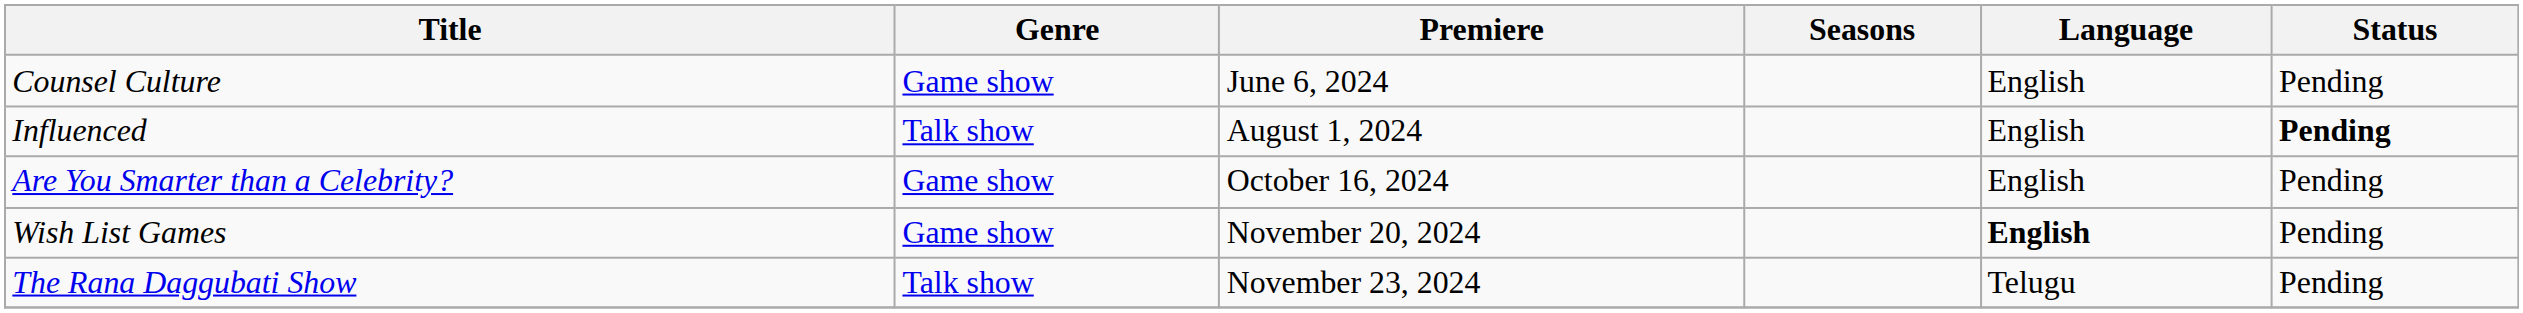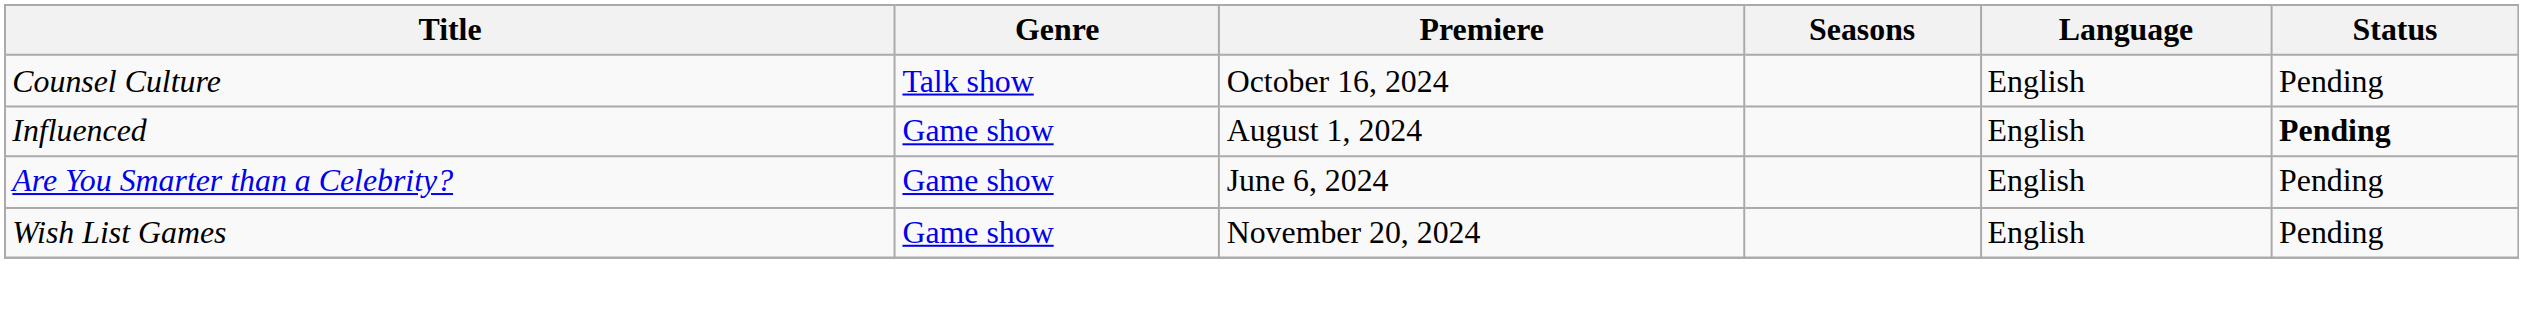(978, 80) Game show -> (968, 80) Talk show
(1308, 80) June 6, 2024 -> (1338, 80) October 16, 2024
(968, 130) Talk show -> (978, 130) Game show
(1338, 181) October 16, 2024 -> (1308, 181) June 6, 2024
(2039, 231) bold -> (2036, 231) normal
- row: (184, 282)
